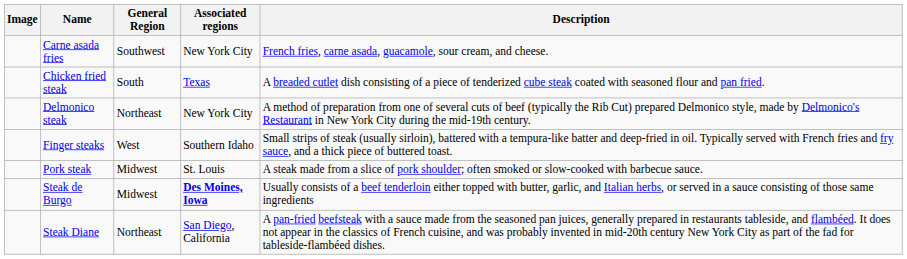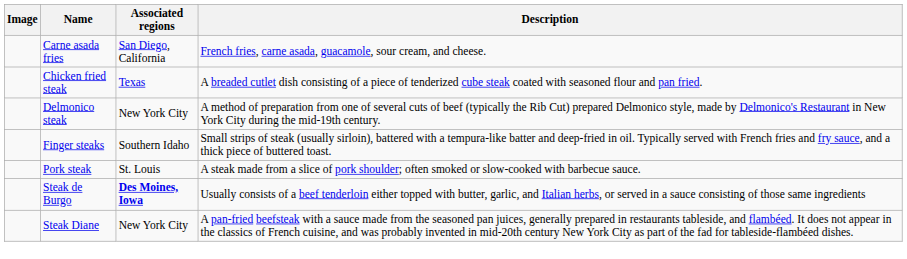- column: (147, 20)
(218, 51) New York City -> (144, 51) San Diego, California
(209, 232) San Diego, California -> (153, 225) New York City
